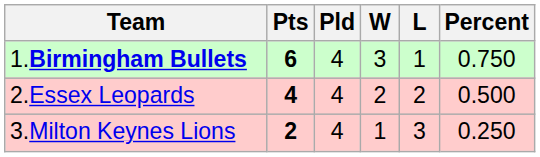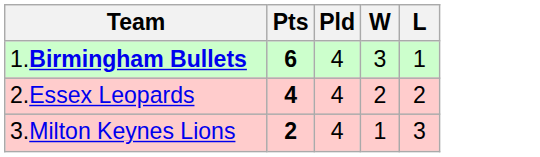- column: (487, 22)
